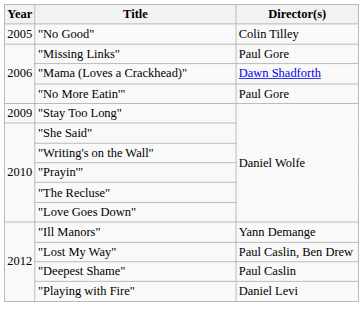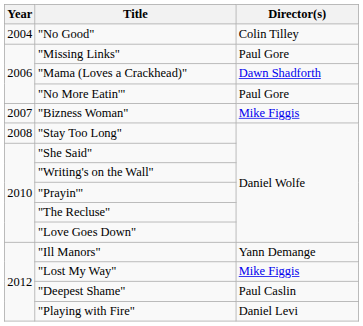(20, 34) 2005 -> (20, 34) 2004
+ row: (83, 113)
(20, 113) 2009 -> (20, 133) 2008
(296, 251) Paul Caslin, Ben Drew -> (269, 271) Mike Figgis
